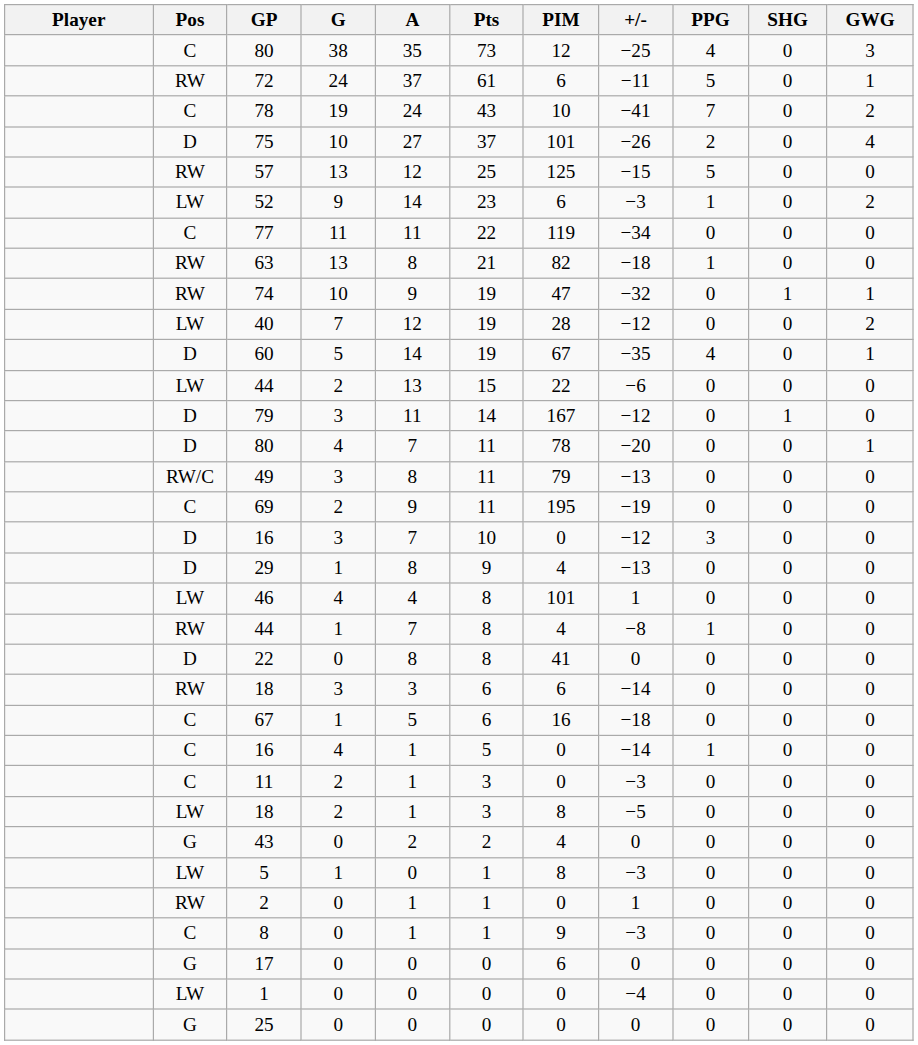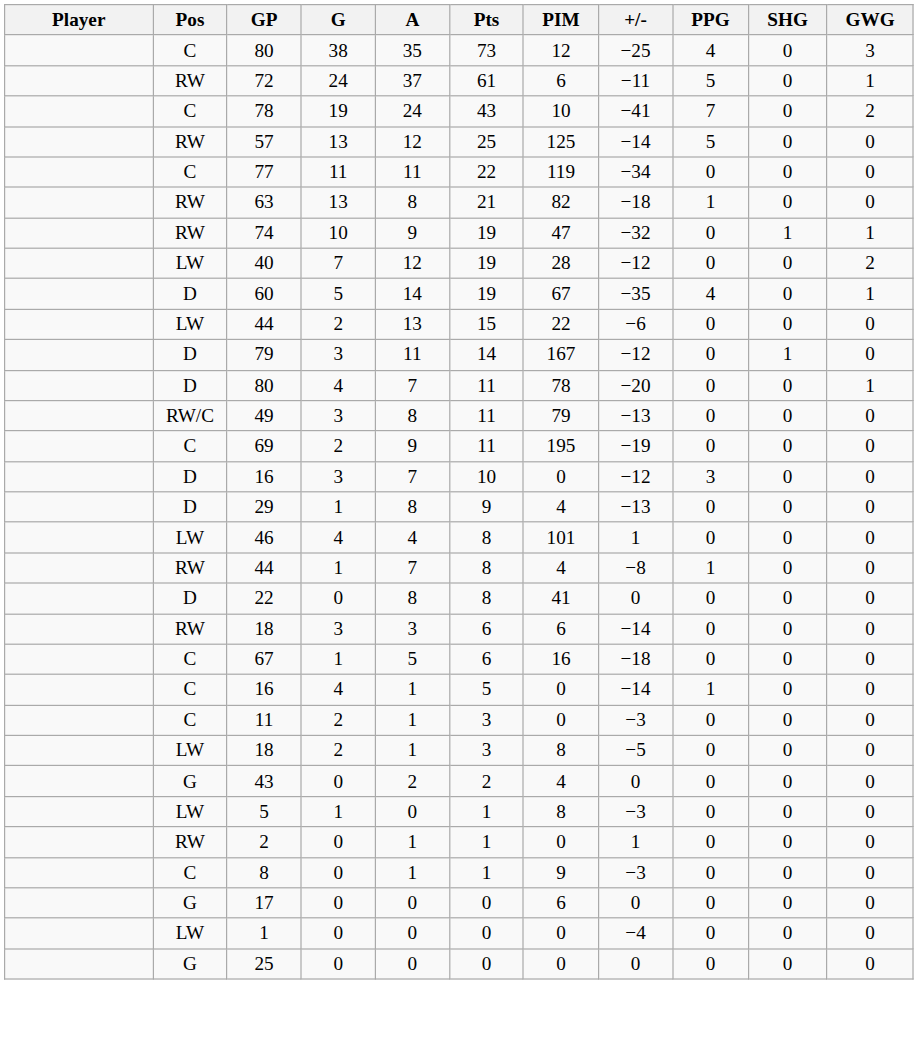- row: (264, 141)
(636, 171) −15 -> (636, 141) −14
- row: (264, 202)
